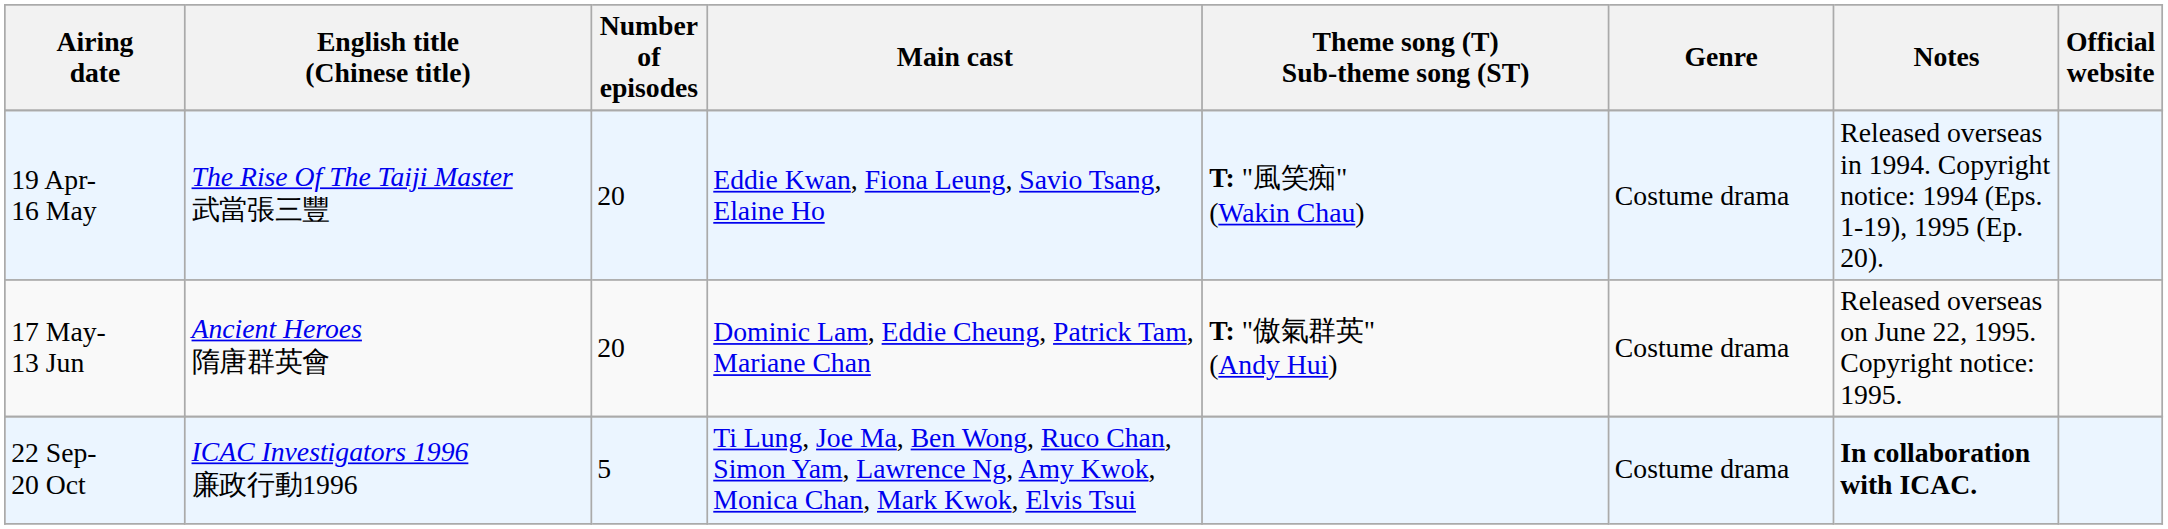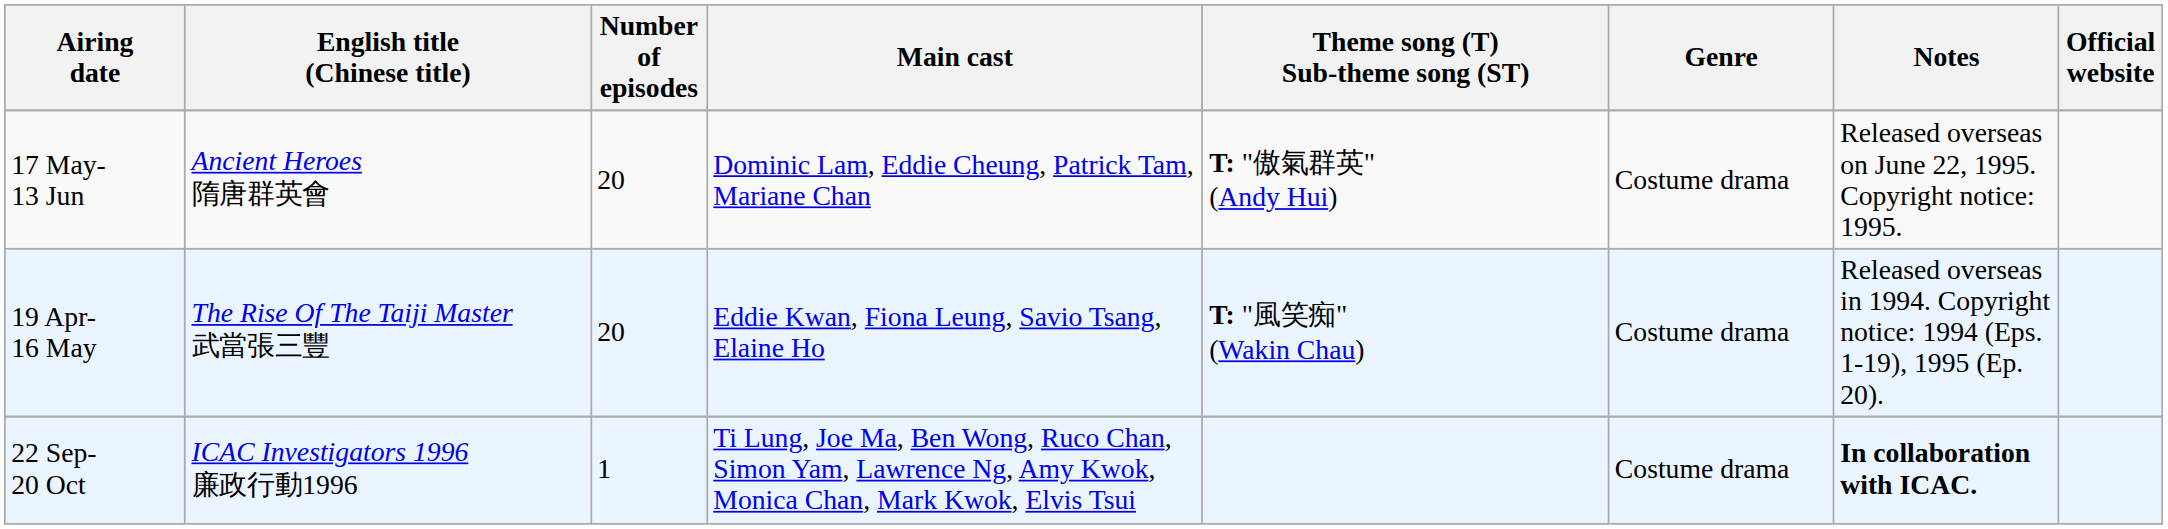rows swapped: (54, 194) <-> (59, 347)
(604, 469) 5 -> (604, 469) 1
